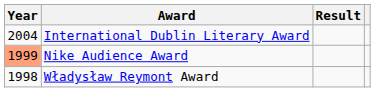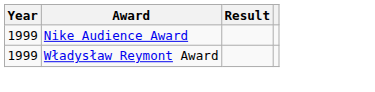- row: (177, 35)
(23, 56) lightsalmon background -> (23, 35) no background
(23, 76) 1998 -> (23, 56) 1999
